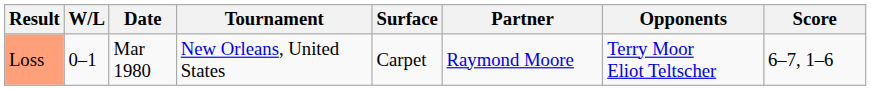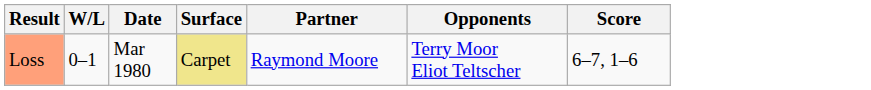- column: (274, 19)
(401, 59) no background -> (206, 59) khaki background
